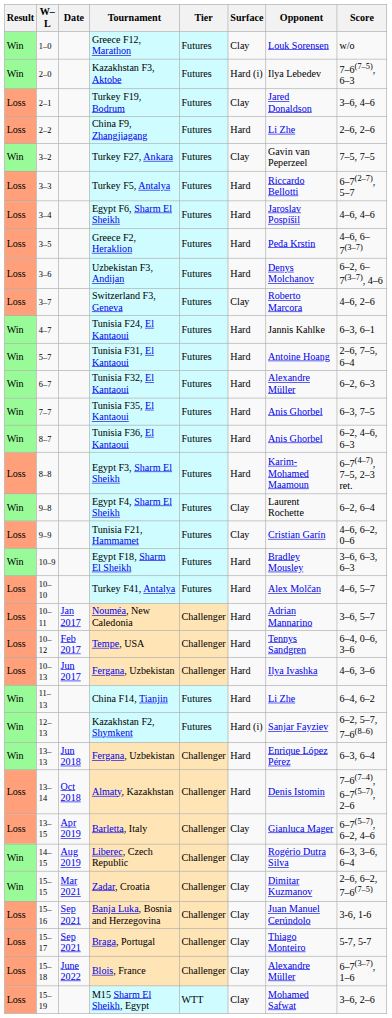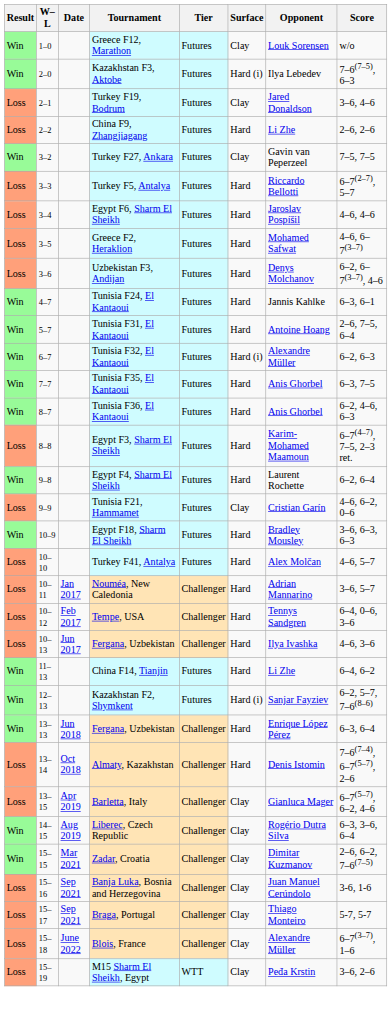(292, 243) Peđa Krstin -> (288, 243) Mohamed Safwat
- row: (45, 302)
(240, 384) Hard -> (246, 356) Hard (i)
(240, 507) Clay -> (240, 480) Hard
(288, 999) Mohamed Safwat -> (292, 972) Peđa Krstin
